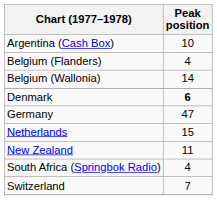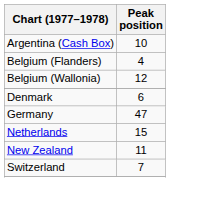(188, 79) 14 -> (141, 79) 12
(188, 97) bold -> (141, 97) normal
- row: (84, 168)
